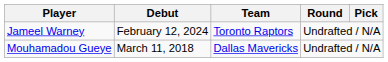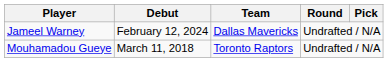(253, 31) Toronto Raptors -> (256, 31) Dallas Mavericks
(256, 48) Dallas Mavericks -> (253, 48) Toronto Raptors
